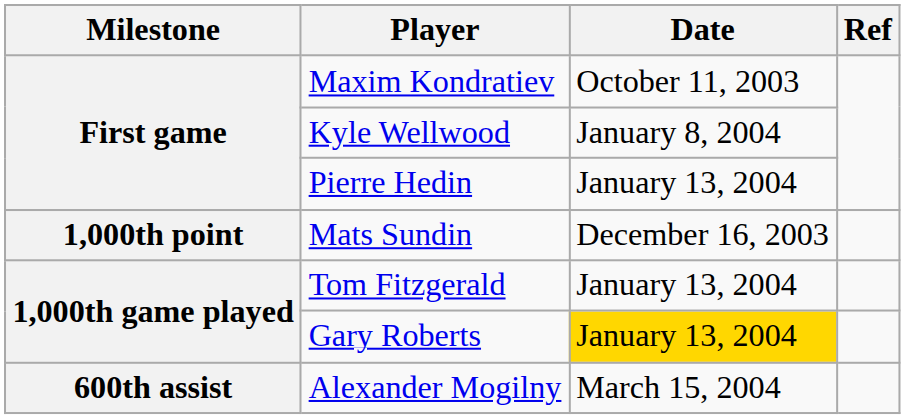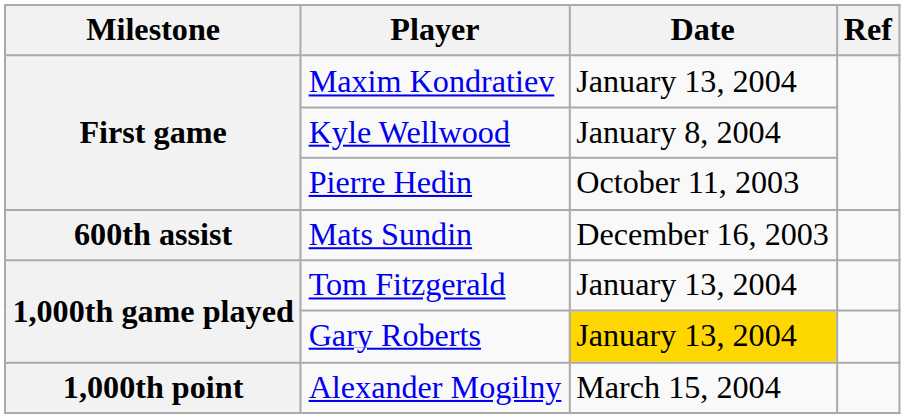(688, 81) October 11, 2003 -> (687, 81) January 13, 2004
(687, 183) January 13, 2004 -> (688, 183) October 11, 2003
(153, 234) 1,000th point -> (153, 234) 600th assist
(153, 387) 600th assist -> (153, 387) 1,000th point
